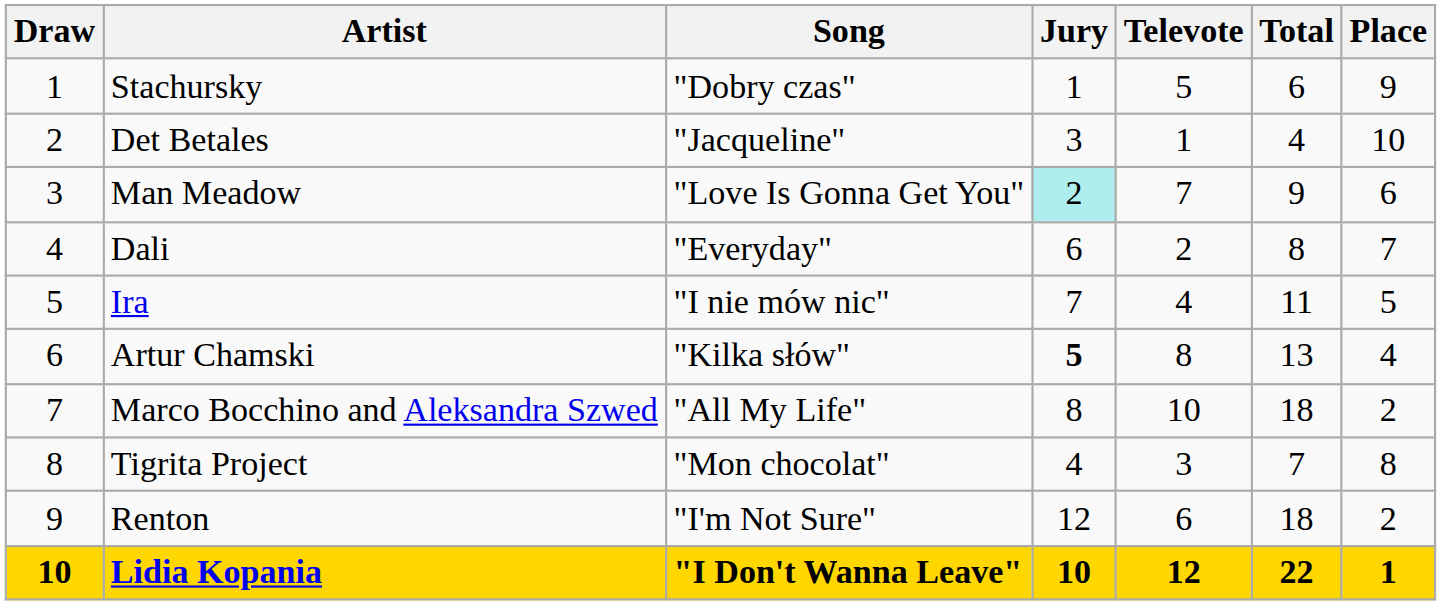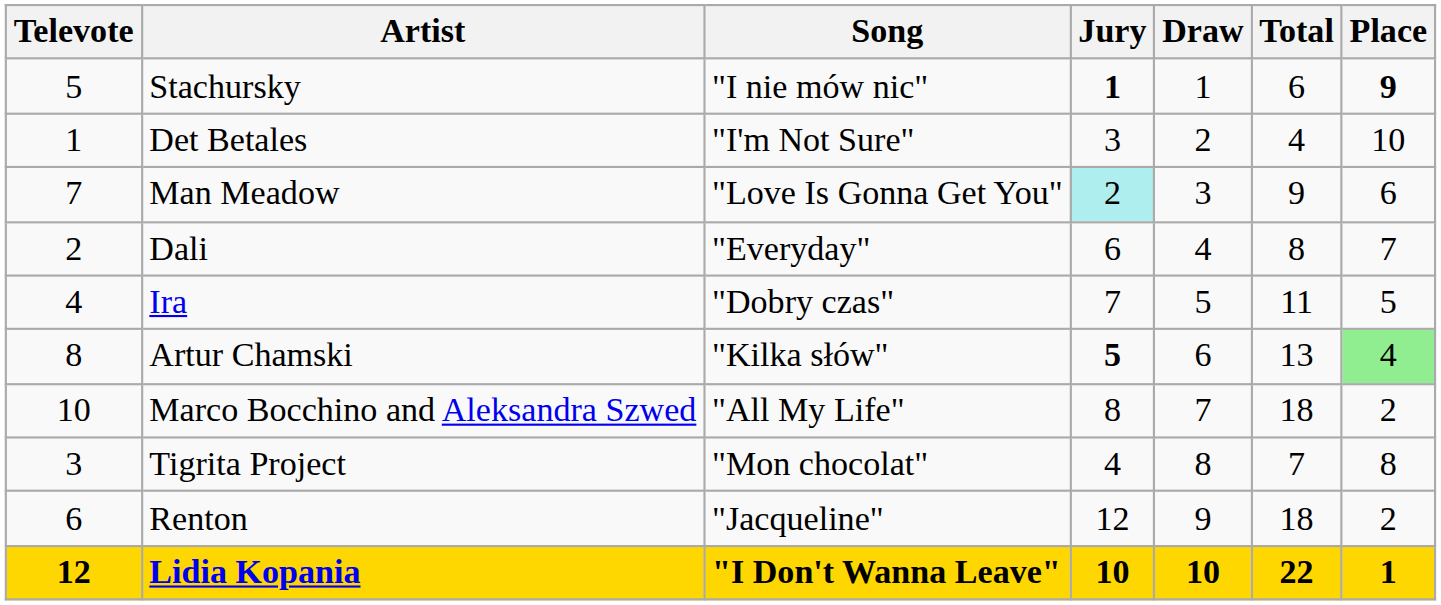columns swapped: (54, 31) <-> (1184, 31)
(765, 85) "Dobry czas" -> (820, 85) "I nie mów nic"
(1074, 85) normal -> (1112, 85) bold
(1388, 85) normal -> (1388, 85) bold
(759, 139) "Jacqueline" -> (813, 139) "I'm Not Sure"
(782, 301) "I nie mów nic" -> (803, 301) "Dobry czas"
(1388, 355) no background -> (1388, 355) lightgreen background
(775, 517) "I'm Not Sure" -> (798, 517) "Jacqueline"
